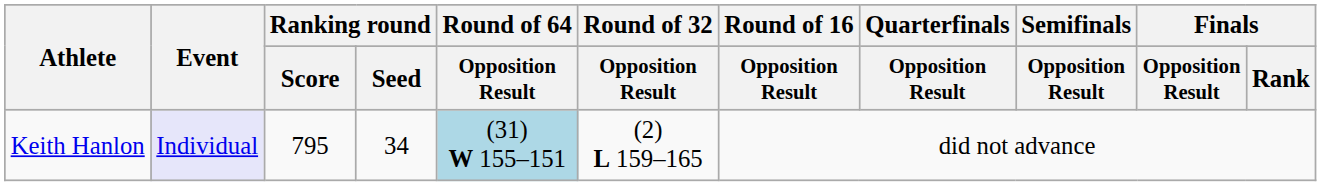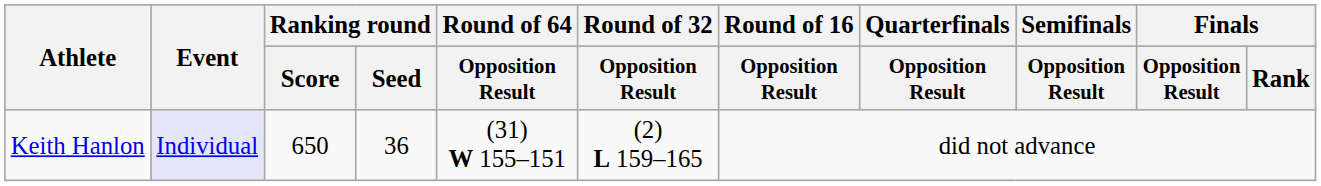(310, 145) 795 -> (310, 145) 650
(396, 145) 34 -> (396, 145) 36
(507, 145) lightblue background -> (507, 145) no background
